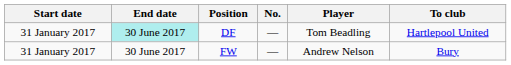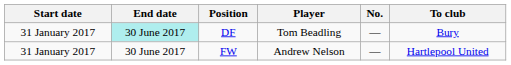columns swapped: (273, 13) <-> (338, 13)
(448, 32) Hartlepool United -> (448, 32) Bury
(448, 50) Bury -> (448, 50) Hartlepool United
